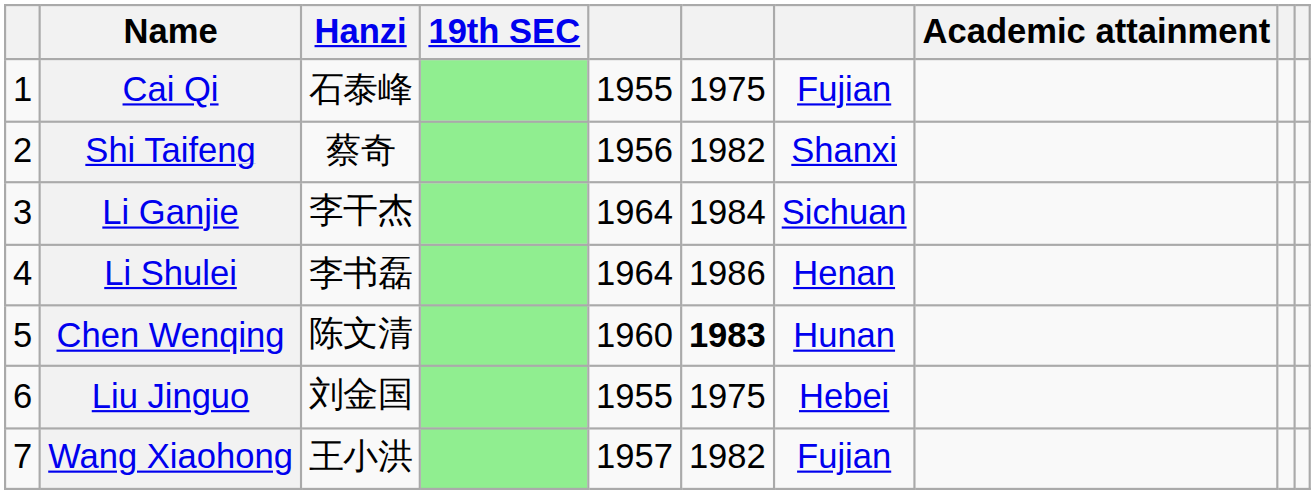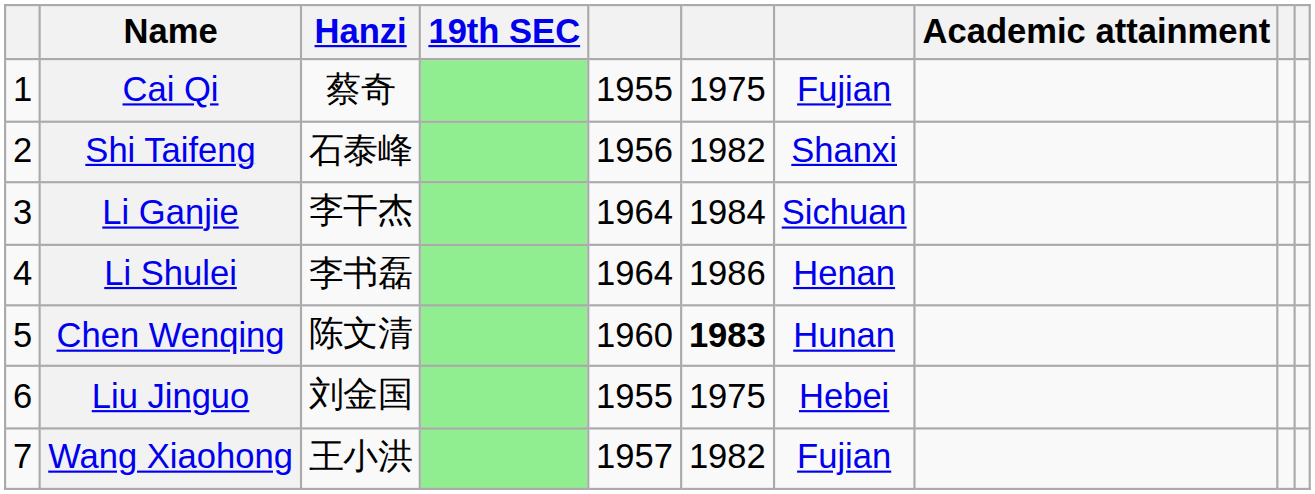(361, 88) 石泰峰 -> (361, 88) 蔡奇
(361, 150) 蔡奇 -> (361, 150) 石泰峰
